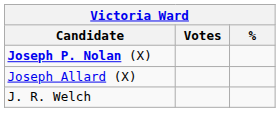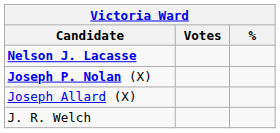+ row: (72, 56)
